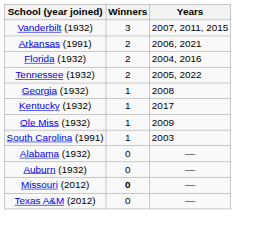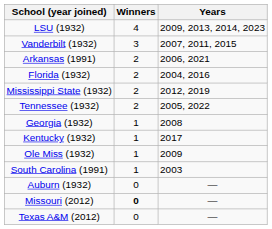+ row: (59, 28)
+ row: (59, 91)
- row: (55, 153)
